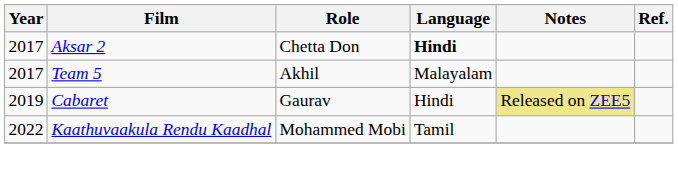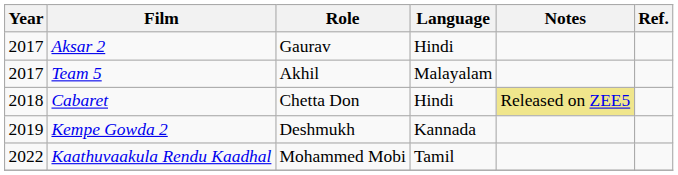(319, 45) Chetta Don -> (305, 45) Gaurav
(435, 45) bold -> (434, 45) normal
(26, 101) 2019 -> (26, 101) 2018
(305, 101) Gaurav -> (319, 101) Chetta Don
+ row: (110, 128)
